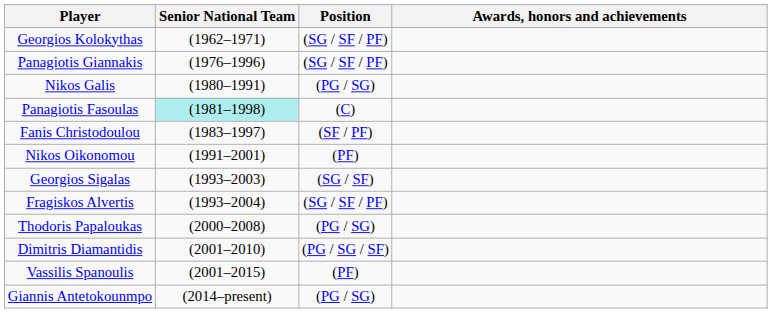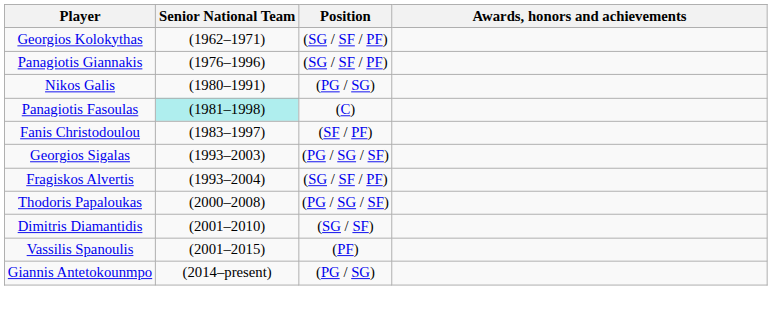- row: (80, 156)
(345, 179) (SG / SF) -> (345, 156) (PG / SG / SF)
(345, 226) (PG / SG) -> (345, 202) (PG / SG / SF)
(345, 249) (PG / SG / SF) -> (345, 226) (SG / SF)
